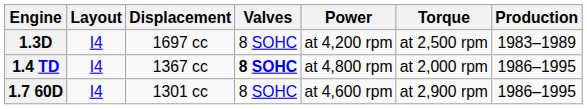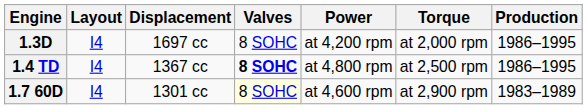(444, 42) at 2,500 rpm -> (444, 42) at 2,000 rpm
(537, 42) 1983–1989 -> (537, 42) 1986–1995
(444, 67) at 2,000 rpm -> (444, 67) at 2,500 rpm
(268, 92) no background -> (268, 92) lightyellow background
(537, 92) 1986–1995 -> (537, 92) 1983–1989
